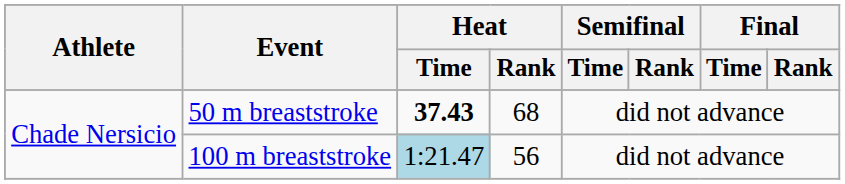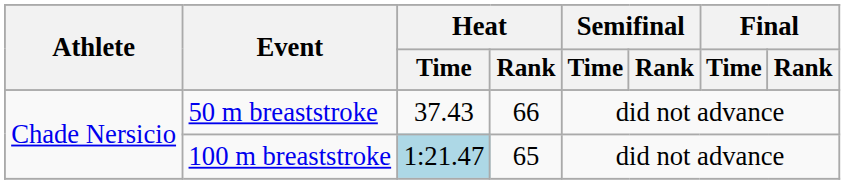(444, 112) bold -> (444, 112) normal
(526, 112) 68 -> (526, 112) 66
(526, 156) 56 -> (526, 156) 65
